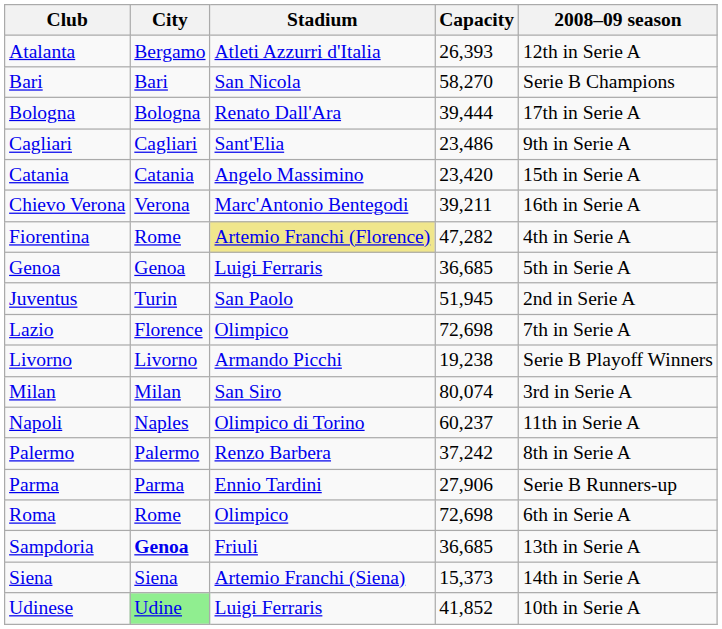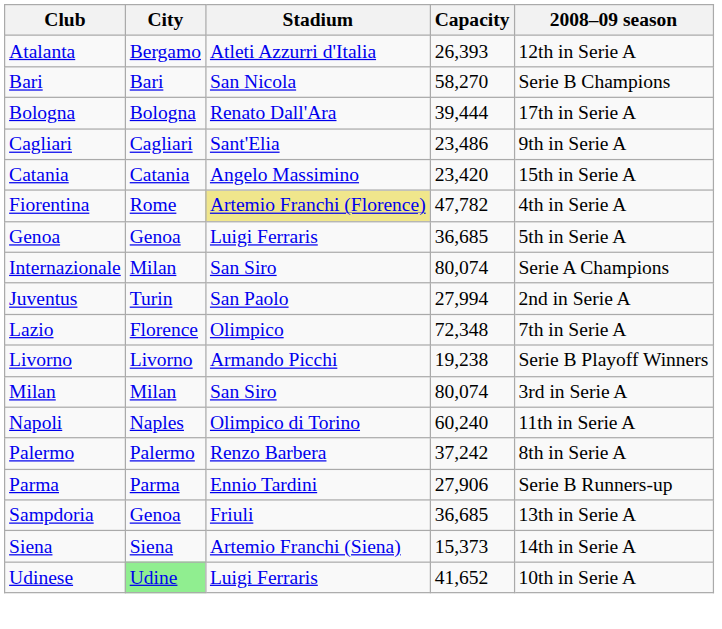- row: (67, 205)
(466, 236) 47,282 -> (462, 205) 47,782
+ row: (65, 267)
(466, 298) 51,945 -> (462, 298) 27,994
(466, 329) 72,698 -> (462, 329) 72,348
(466, 422) 60,237 -> (462, 422) 60,240
- row: (32, 515)
(161, 546) bold -> (155, 515) normal
(466, 608) 41,852 -> (462, 577) 41,652
